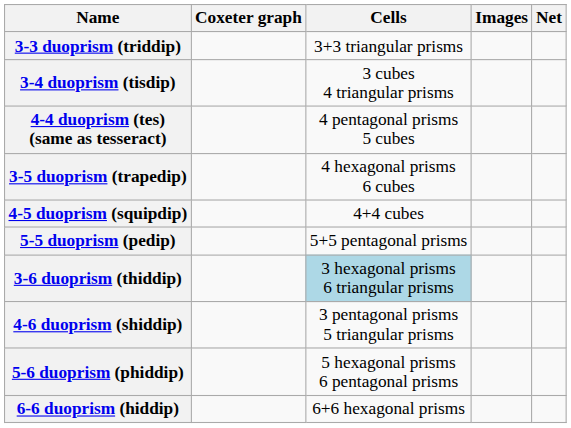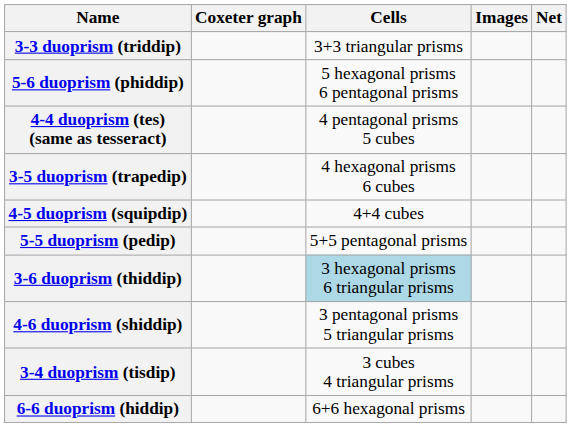rows swapped: (98, 82) <-> (98, 371)
